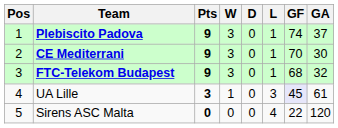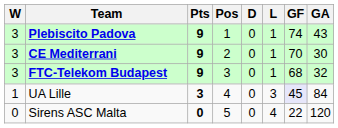columns swapped: (19, 14) <-> (231, 14)
(320, 34) 37 -> (320, 34) 43
(320, 93) 61 -> (320, 93) 84
